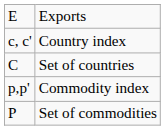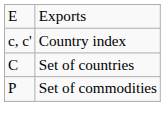- row: (19, 88)
